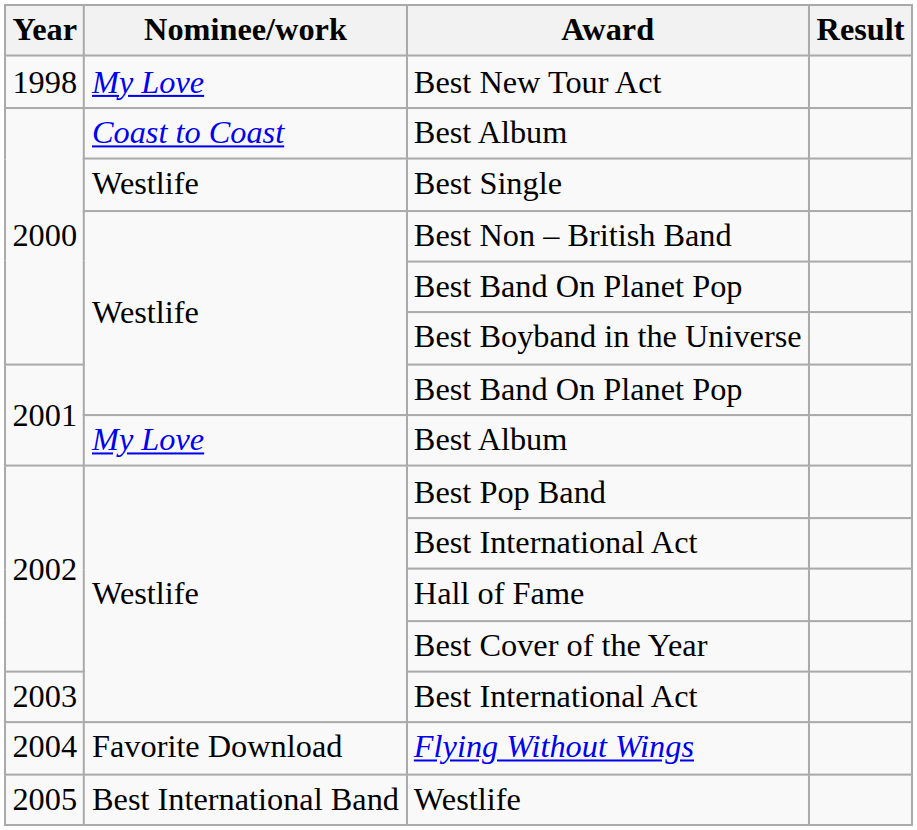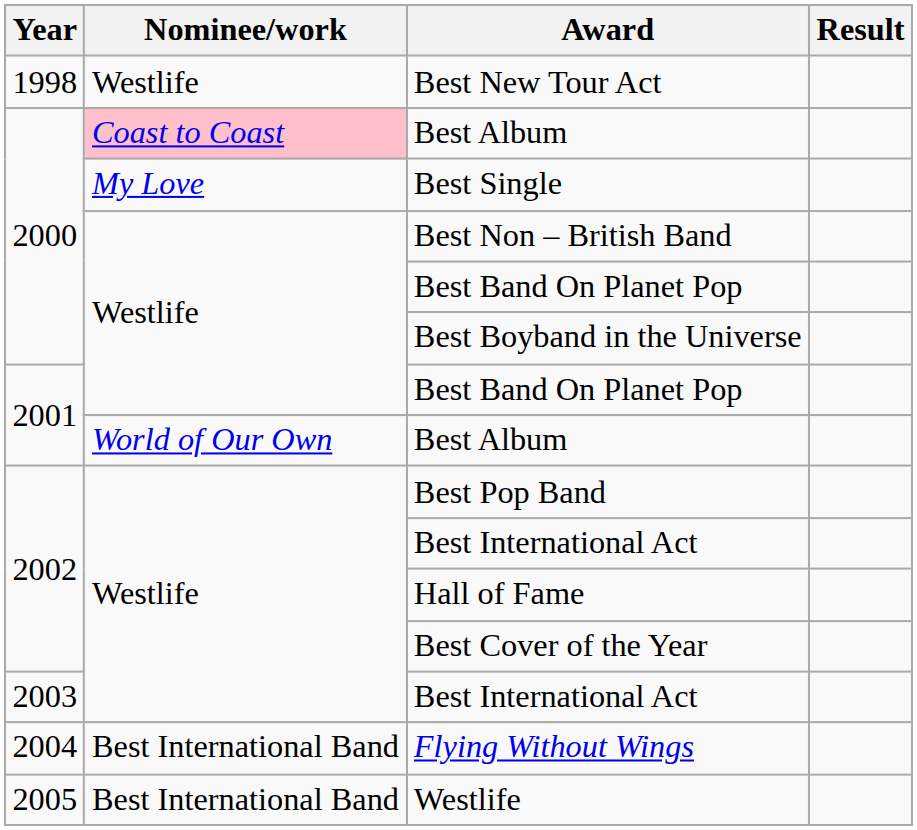(148, 81) My Love -> (145, 81) Westlife
(188, 132) no background -> (188, 132) pink background
(145, 183) Westlife -> (148, 183) My Love
(148, 440) My Love -> (212, 440) World of Our Own
(217, 747) Favorite Download -> (245, 747) Best International Band
